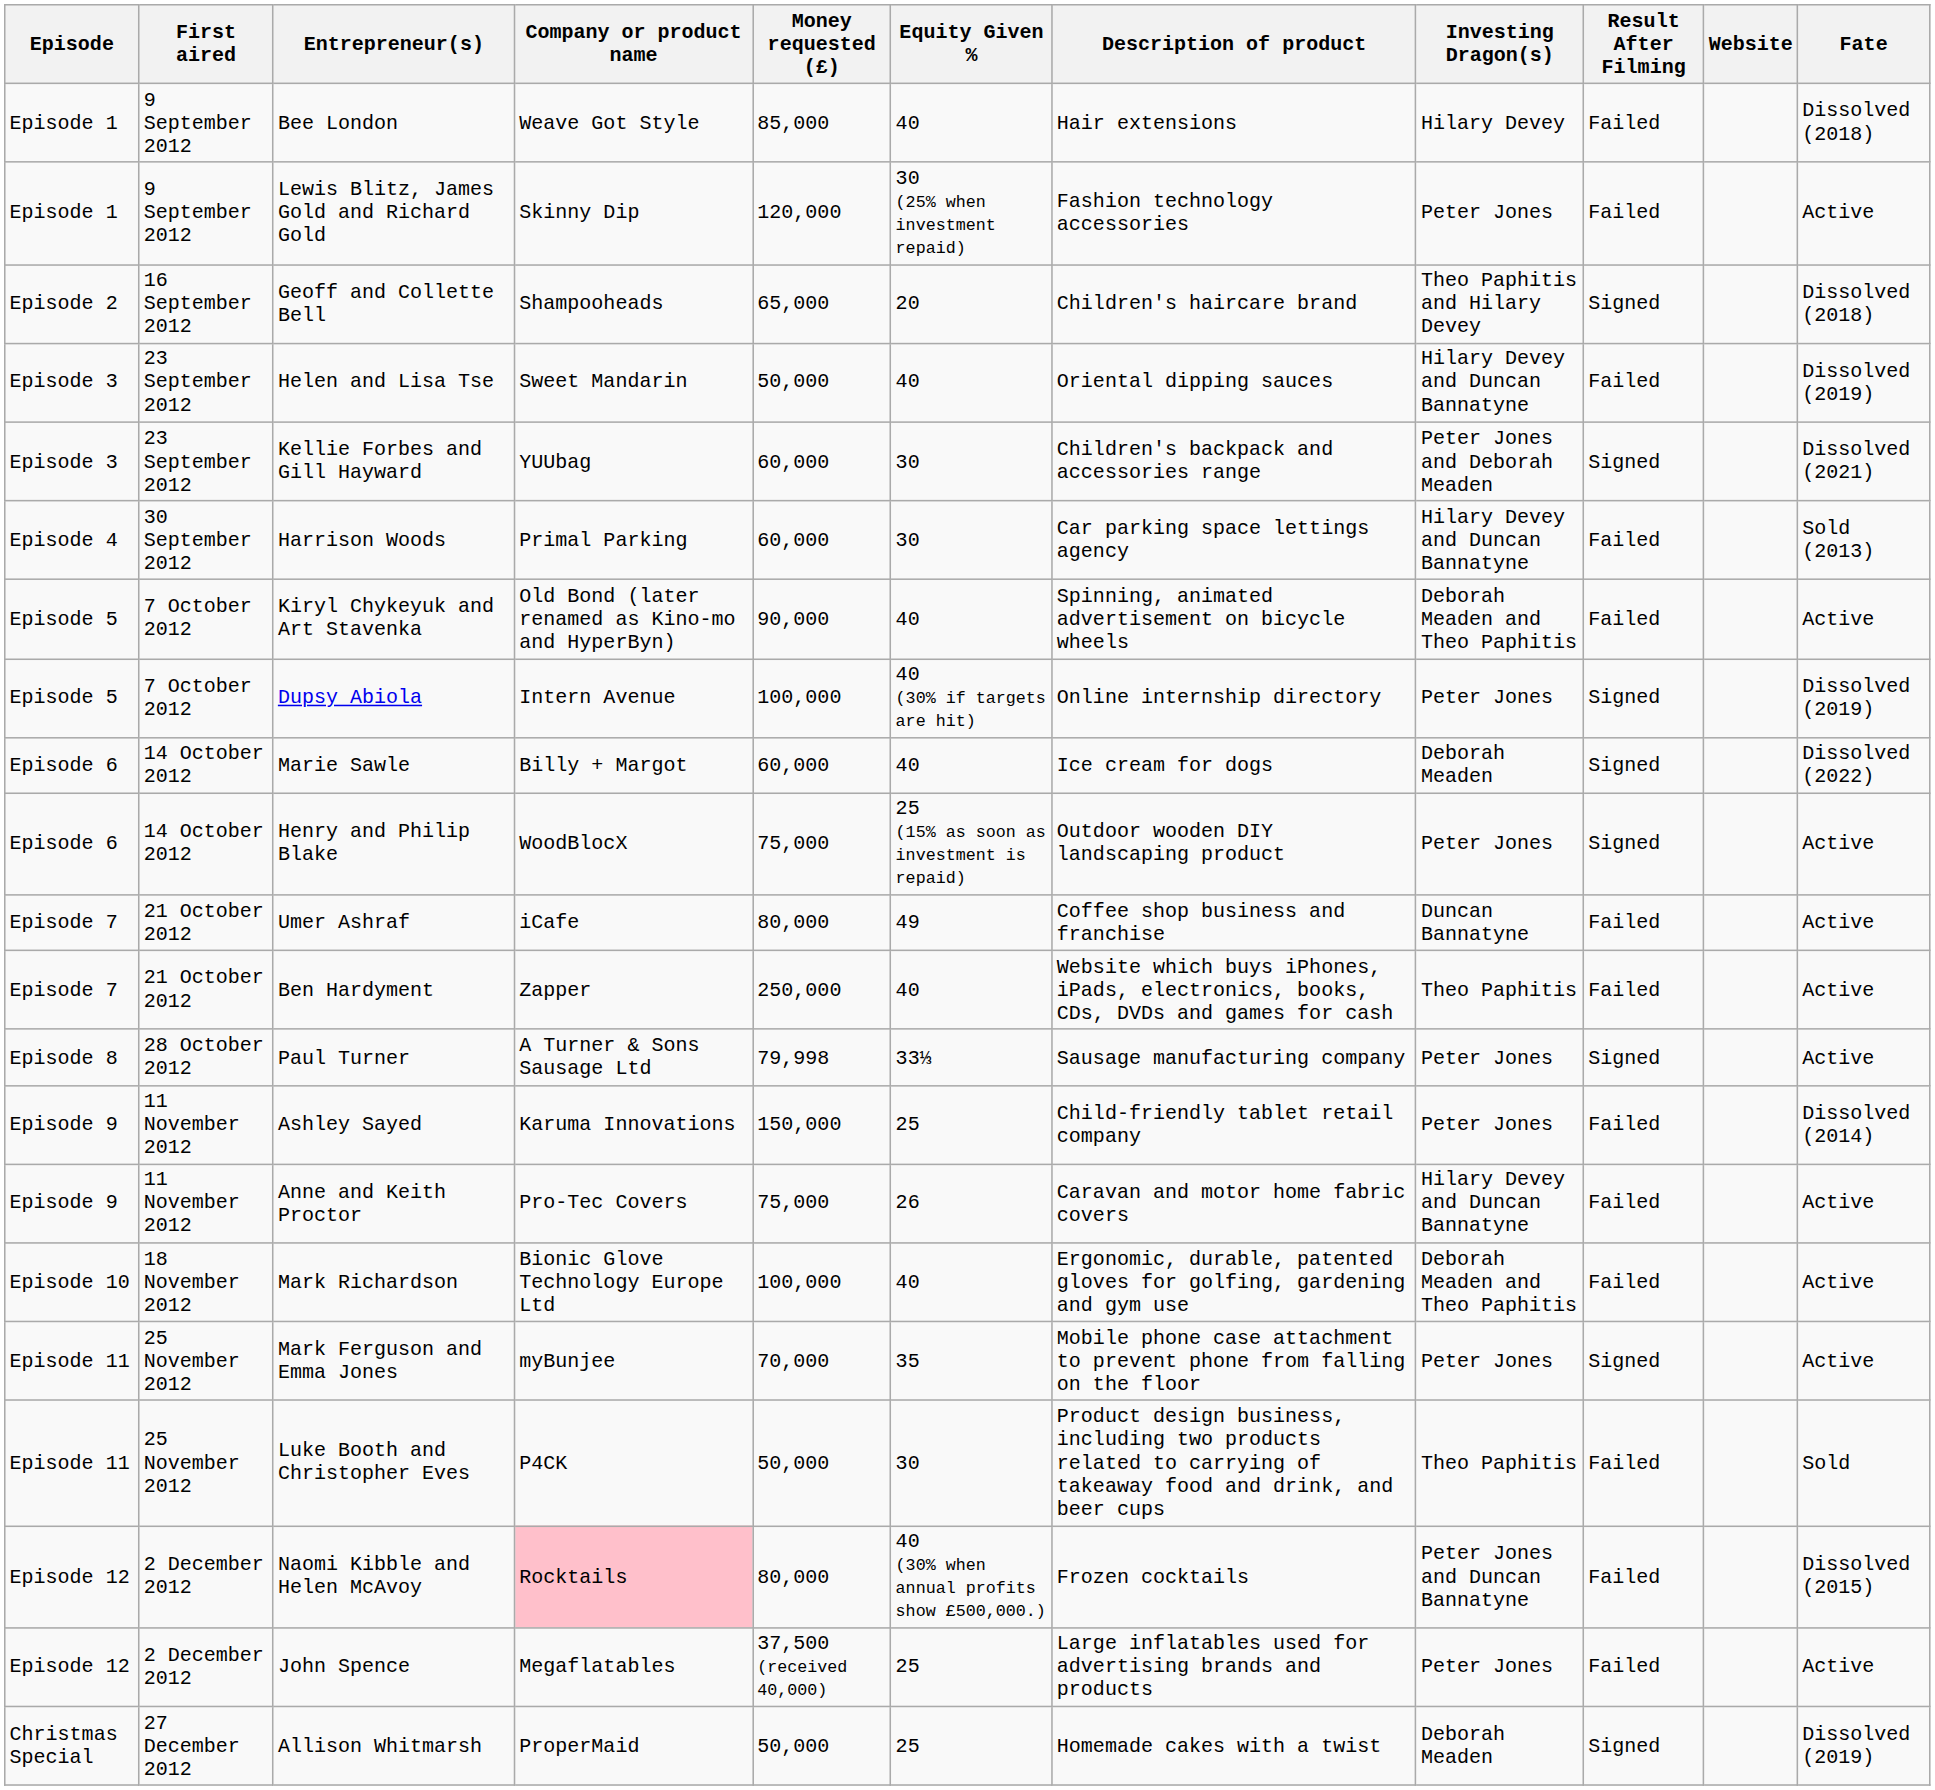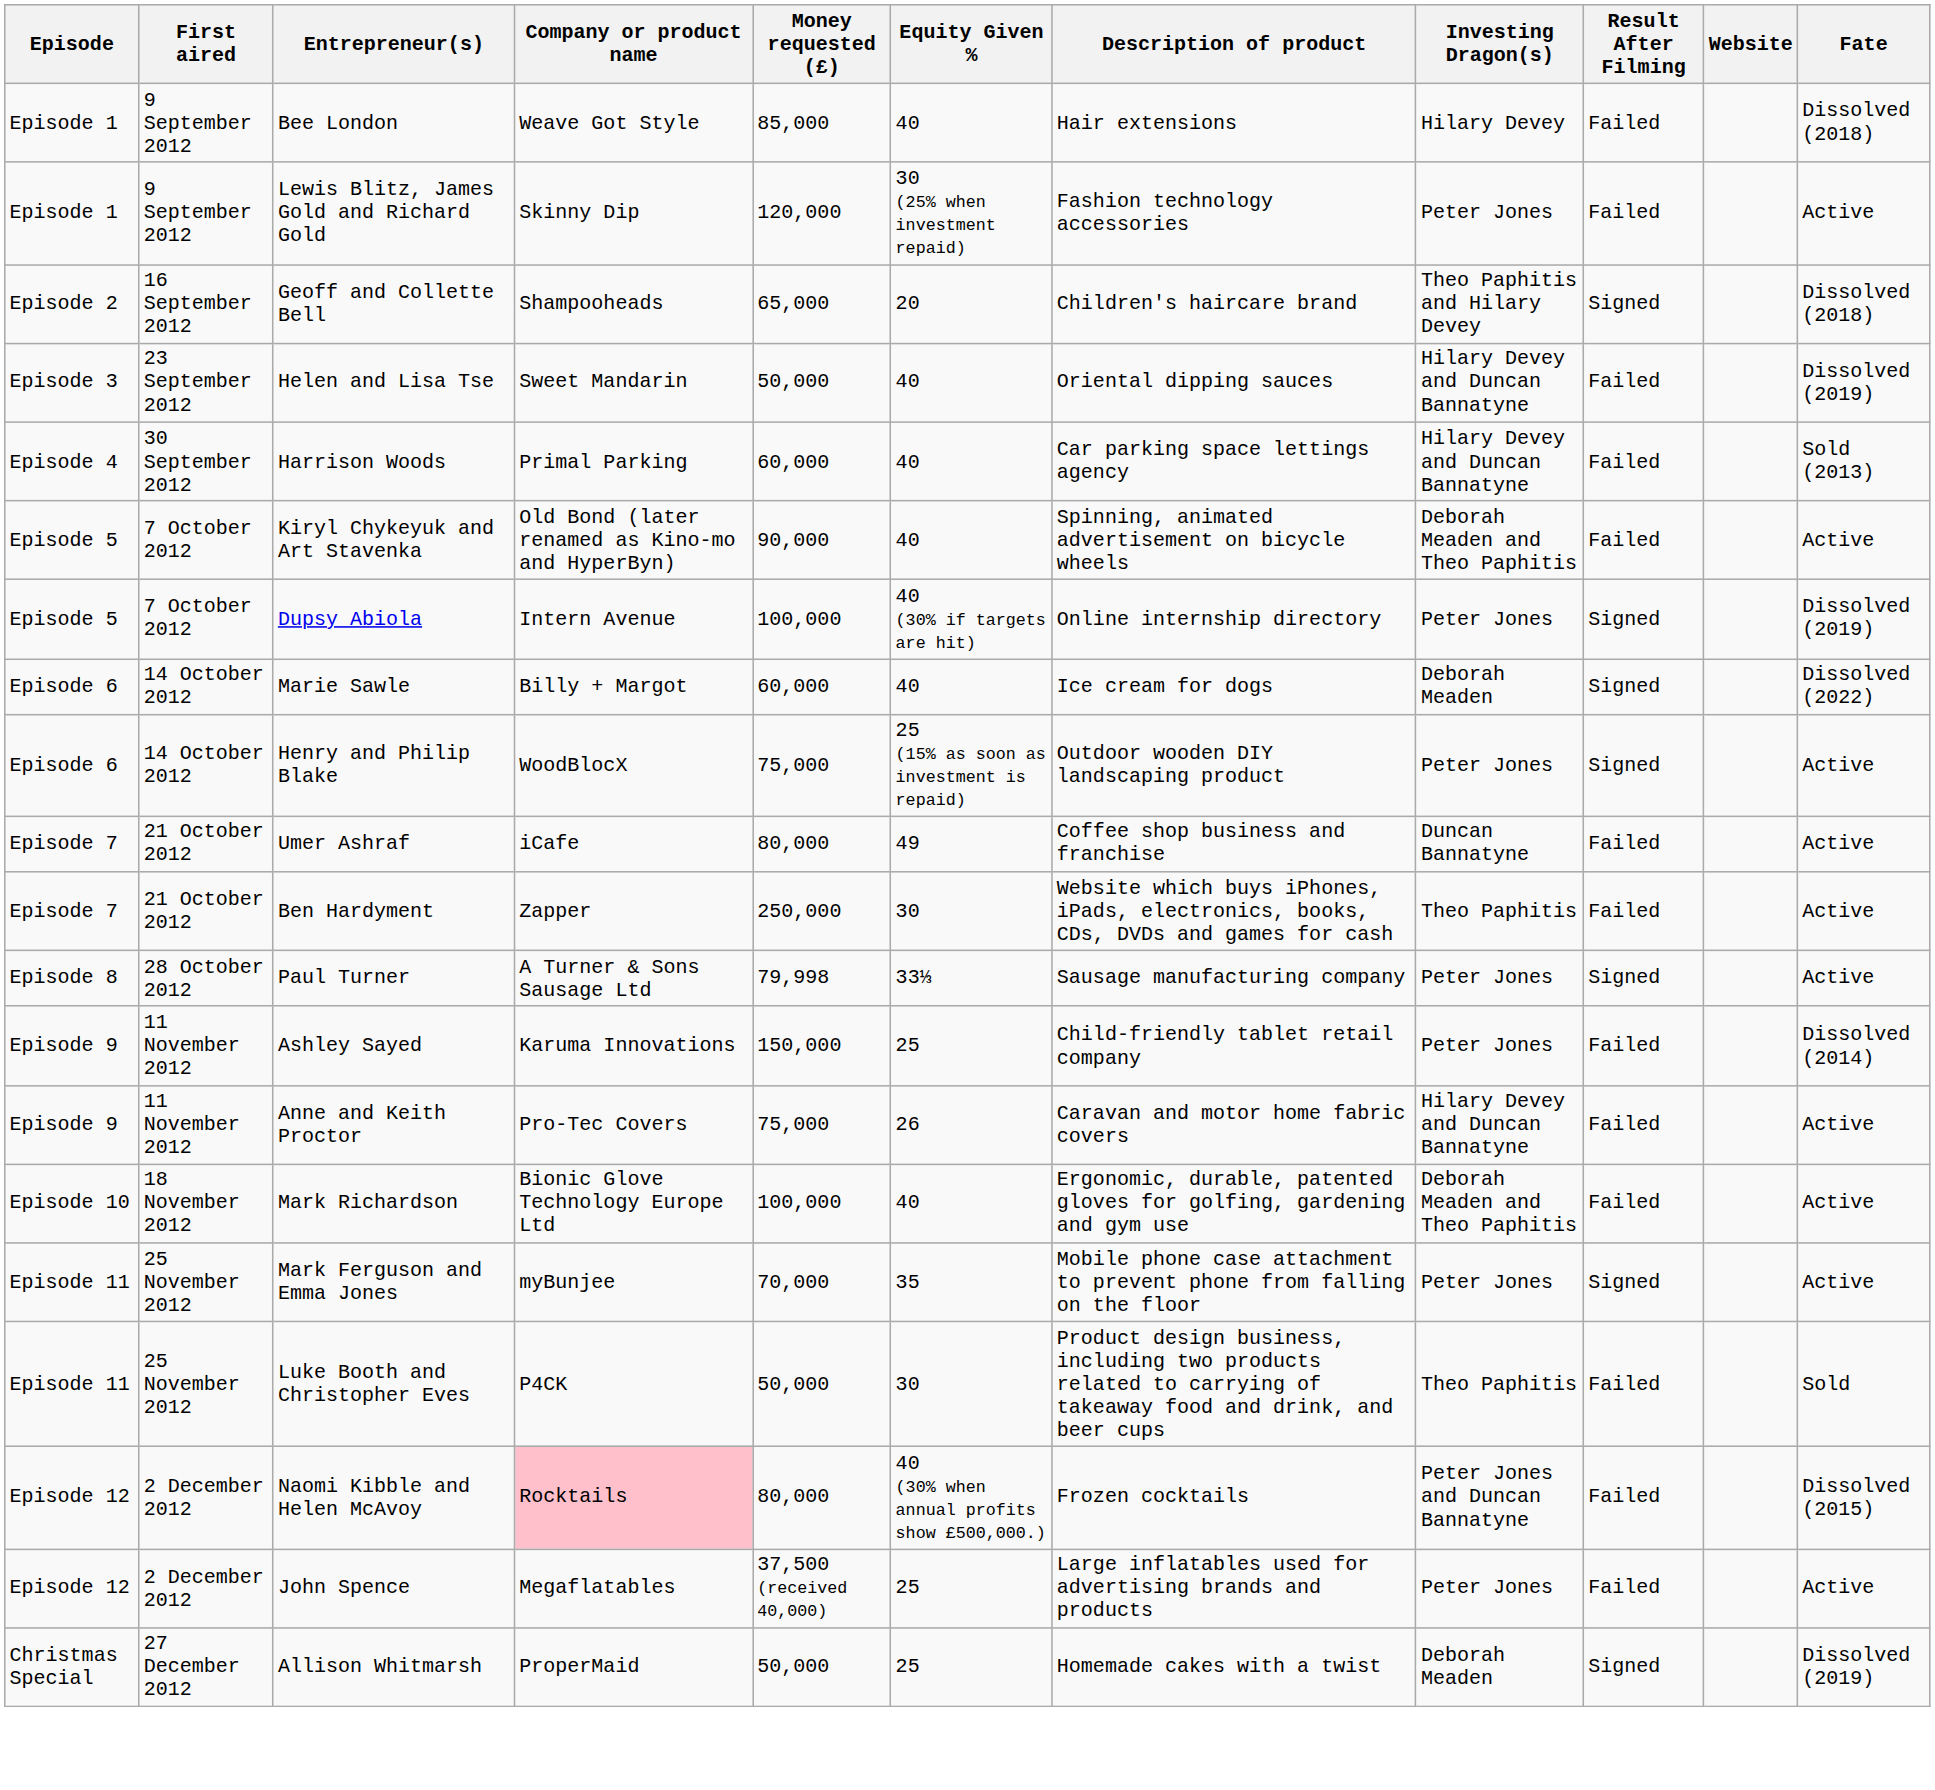- row: (380, 461)
(908, 540) 30 -> (908, 461) 40
(908, 990) 40 -> (908, 911) 30
